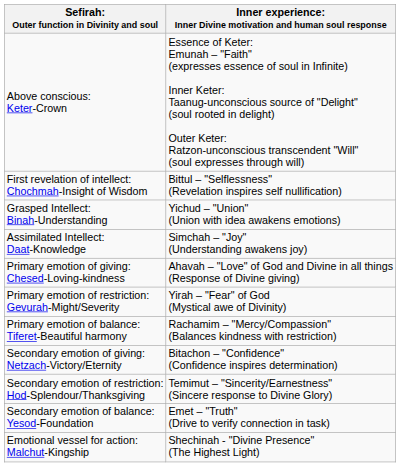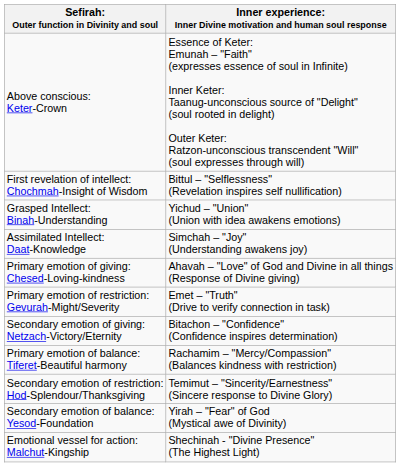(227, 301) Yirah – "Fear" of God (Mystical awe of Divinity) -> (249, 301) Emet – "Truth" (Drive to verify connection in task)
rows swapped: (74, 330) <-> (76, 360)
(249, 418) Emet – "Truth" (Drive to verify connection in task) -> (227, 418) Yirah – "Fear" of God (Mystical awe of Divinity)
